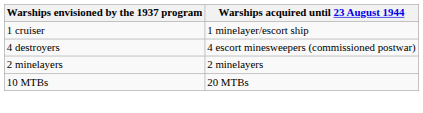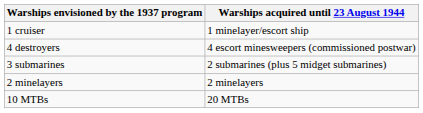+ row: (36, 64)
